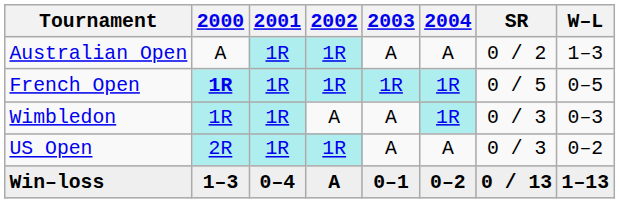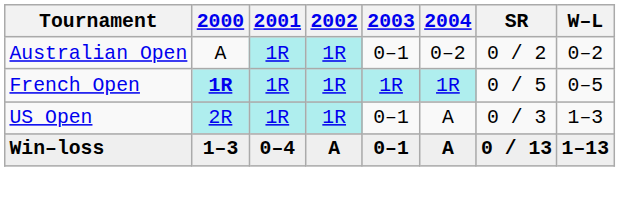(391, 53) A -> (391, 53) 0–1
(448, 53) A -> (448, 53) 0–2
(585, 53) 1–3 -> (585, 53) 0–2
- row: (63, 117)
(391, 150) A -> (391, 117) 0–1
(585, 150) 0–2 -> (585, 117) 1–3
(448, 182) 0–2 -> (448, 150) A
